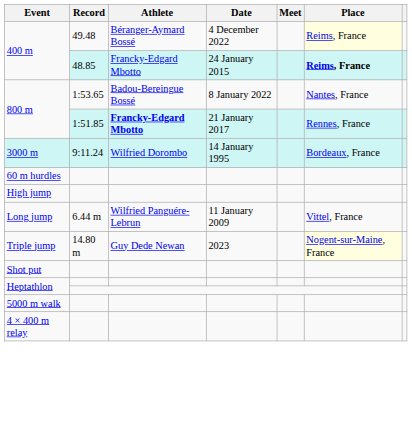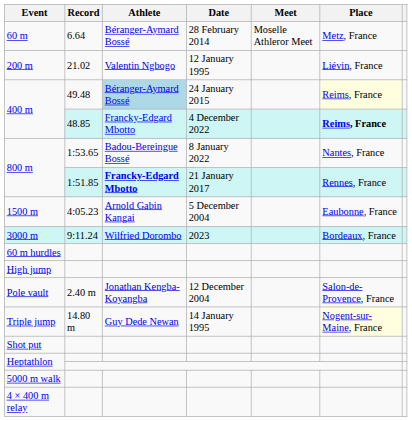+ row: (17, 36)
+ row: (20, 65)
(148, 36) no background -> (142, 94) lightblue background
(234, 36) 4 December 2022 -> (211, 94) 24 January 2015
(231, 65) 24 January 2015 -> (214, 124) 4 December 2022
+ row: (22, 212)
(231, 153) 14 January 1995 -> (199, 235) 2023
+ row: (28, 292)
- row: (30, 216)
(219, 246) 2023 -> (211, 321) 14 January 1995
